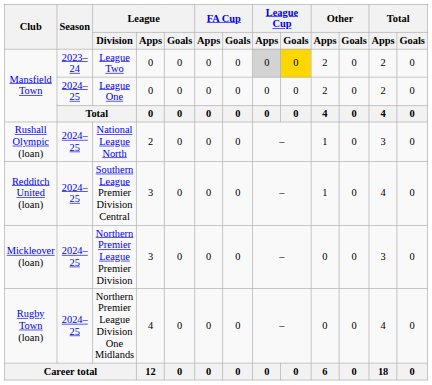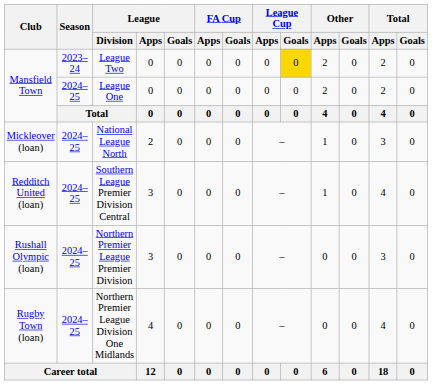(267, 63) lightgrey background -> (267, 63) no background
(31, 142) Rushall Olympic (loan) -> (31, 142) Mickleover (loan)
(31, 256) Mickleover (loan) -> (31, 256) Rushall Olympic (loan)
